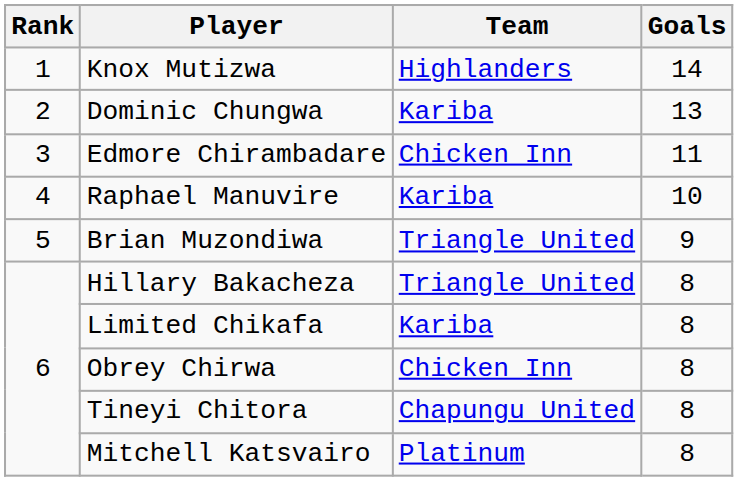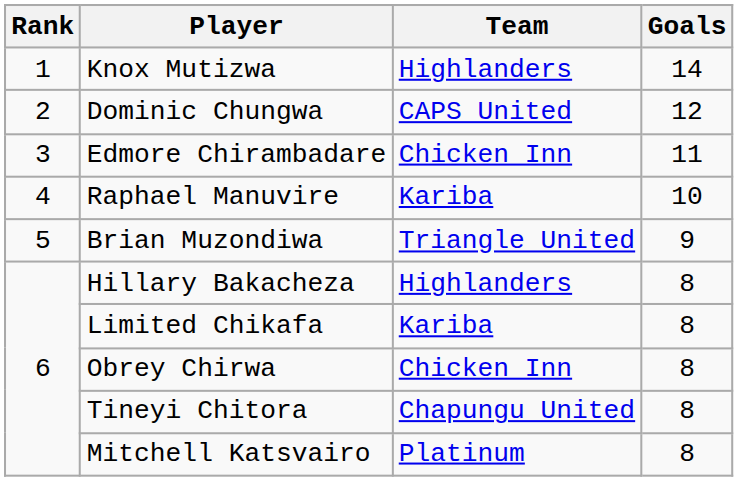(446, 112) Kariba -> (485, 112) CAPS United
(687, 112) 13 -> (687, 112) 12
(517, 283) Triangle United -> (485, 283) Highlanders
